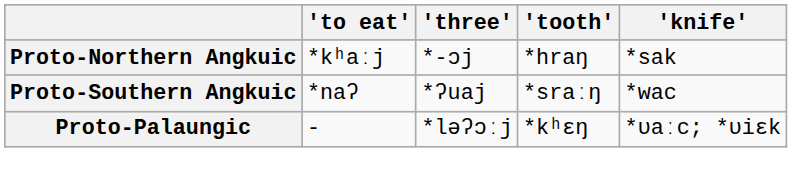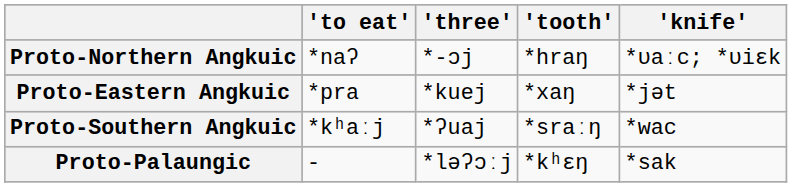(346, 58) *kʰaːj -> (333, 58) *naʔ
(651, 58) *sak -> (703, 58) *ʋaːc; *ʋiɛk
+ row: (153, 93)
(333, 93) *naʔ -> (346, 129) *kʰaːj
(703, 129) *ʋaːc; *ʋiɛk -> (651, 164) *sak
